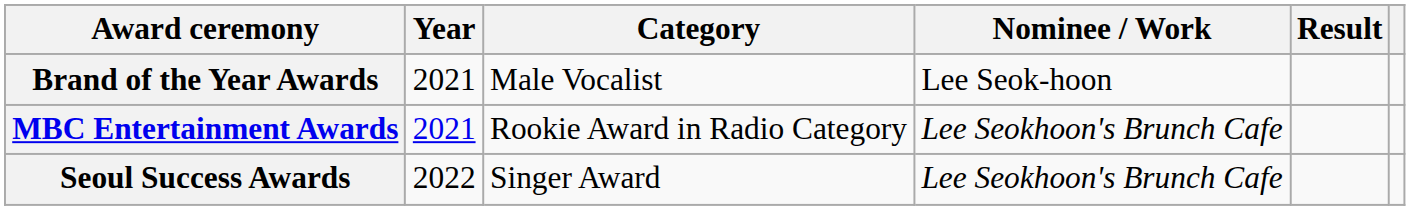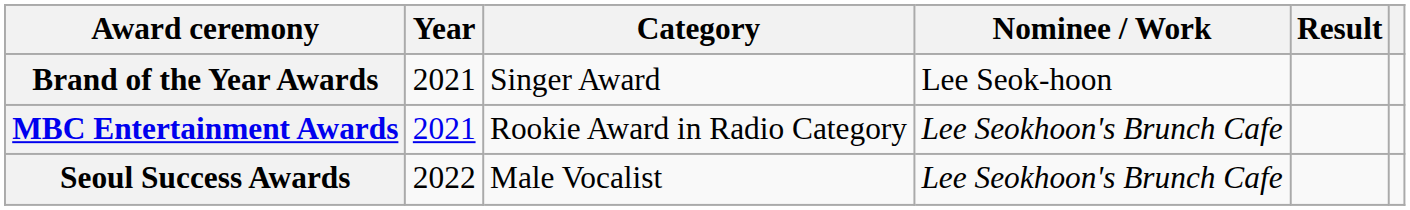(576, 79) Male Vocalist -> (575, 79) Singer Award
(575, 178) Singer Award -> (576, 178) Male Vocalist
